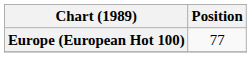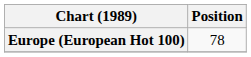(217, 39) 77 -> (217, 39) 78
